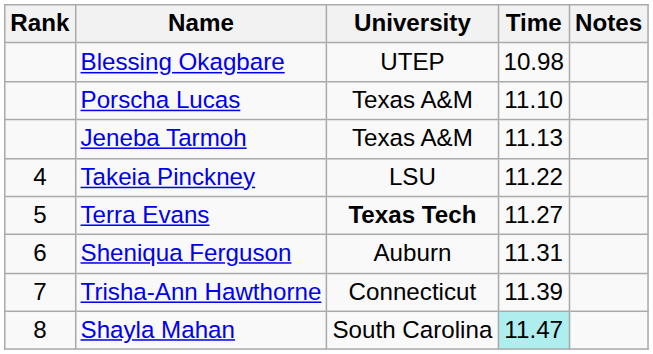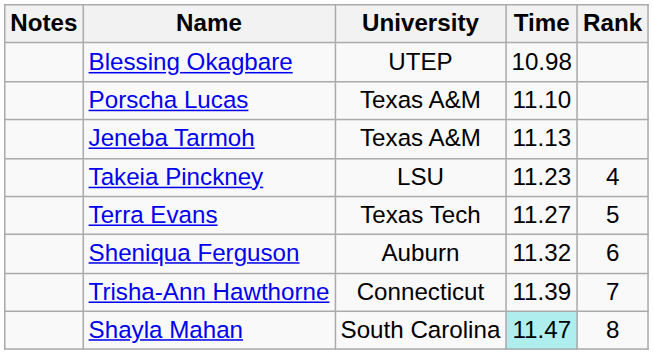columns swapped: (40, 23) <-> (609, 23)
(534, 176) 11.22 -> (542, 176) 11.23
(412, 215) bold -> (420, 215) normal
(534, 253) 11.31 -> (542, 253) 11.32
